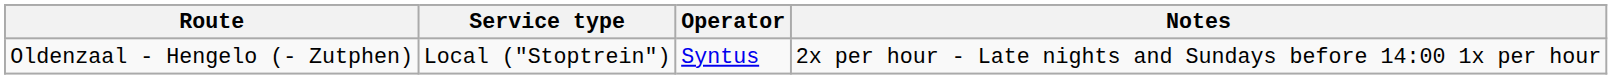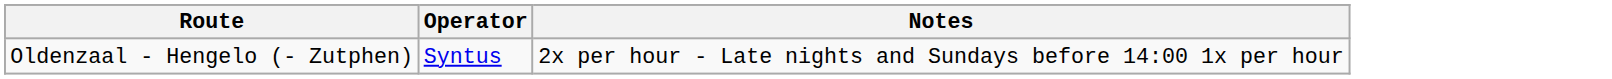- column: (547, 22)
